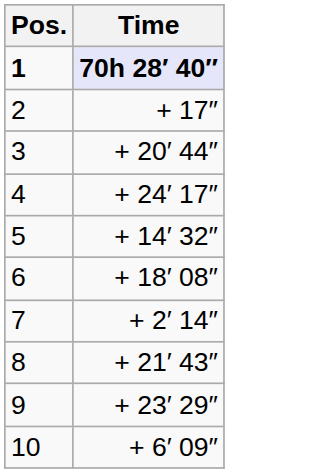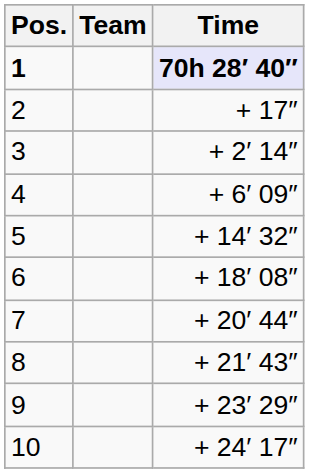+ column: (113, 25)
(166, 151) + 20′ 44″ -> (253, 151) + 2′ 14″
(166, 194) + 24′ 17″ -> (253, 194) + 6′ 09″
(174, 320) + 2′ 14″ -> (246, 320) + 20′ 44″
(174, 446) + 6′ 09″ -> (246, 446) + 24′ 17″
